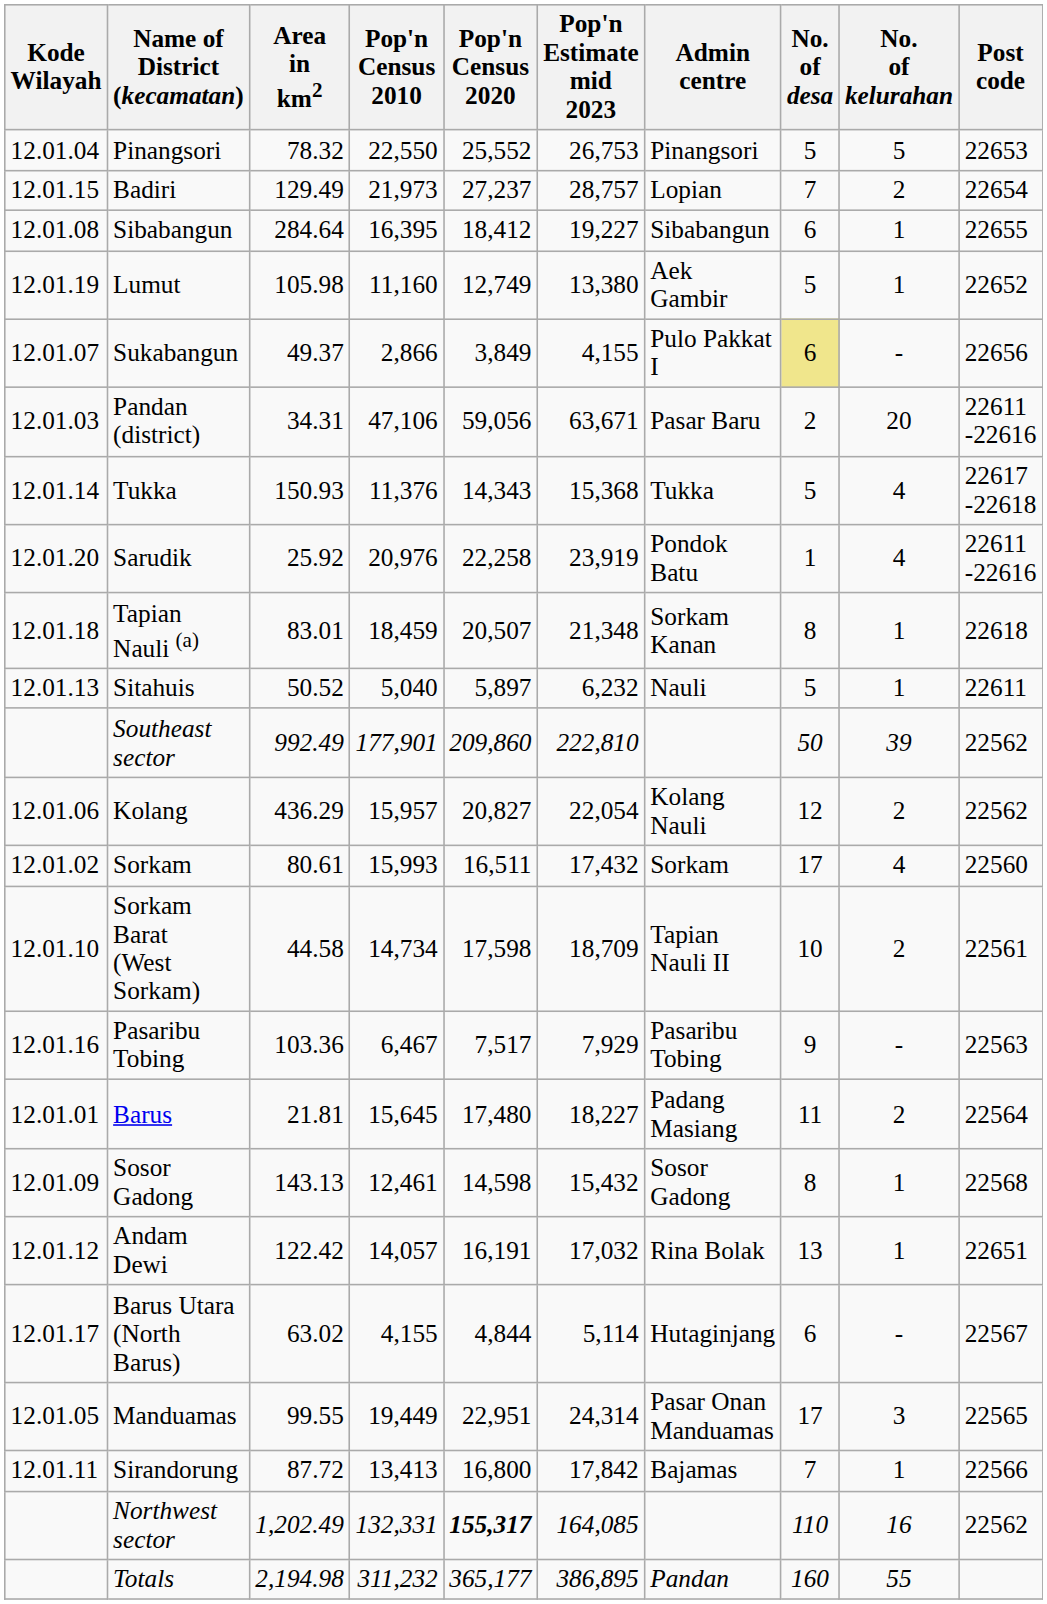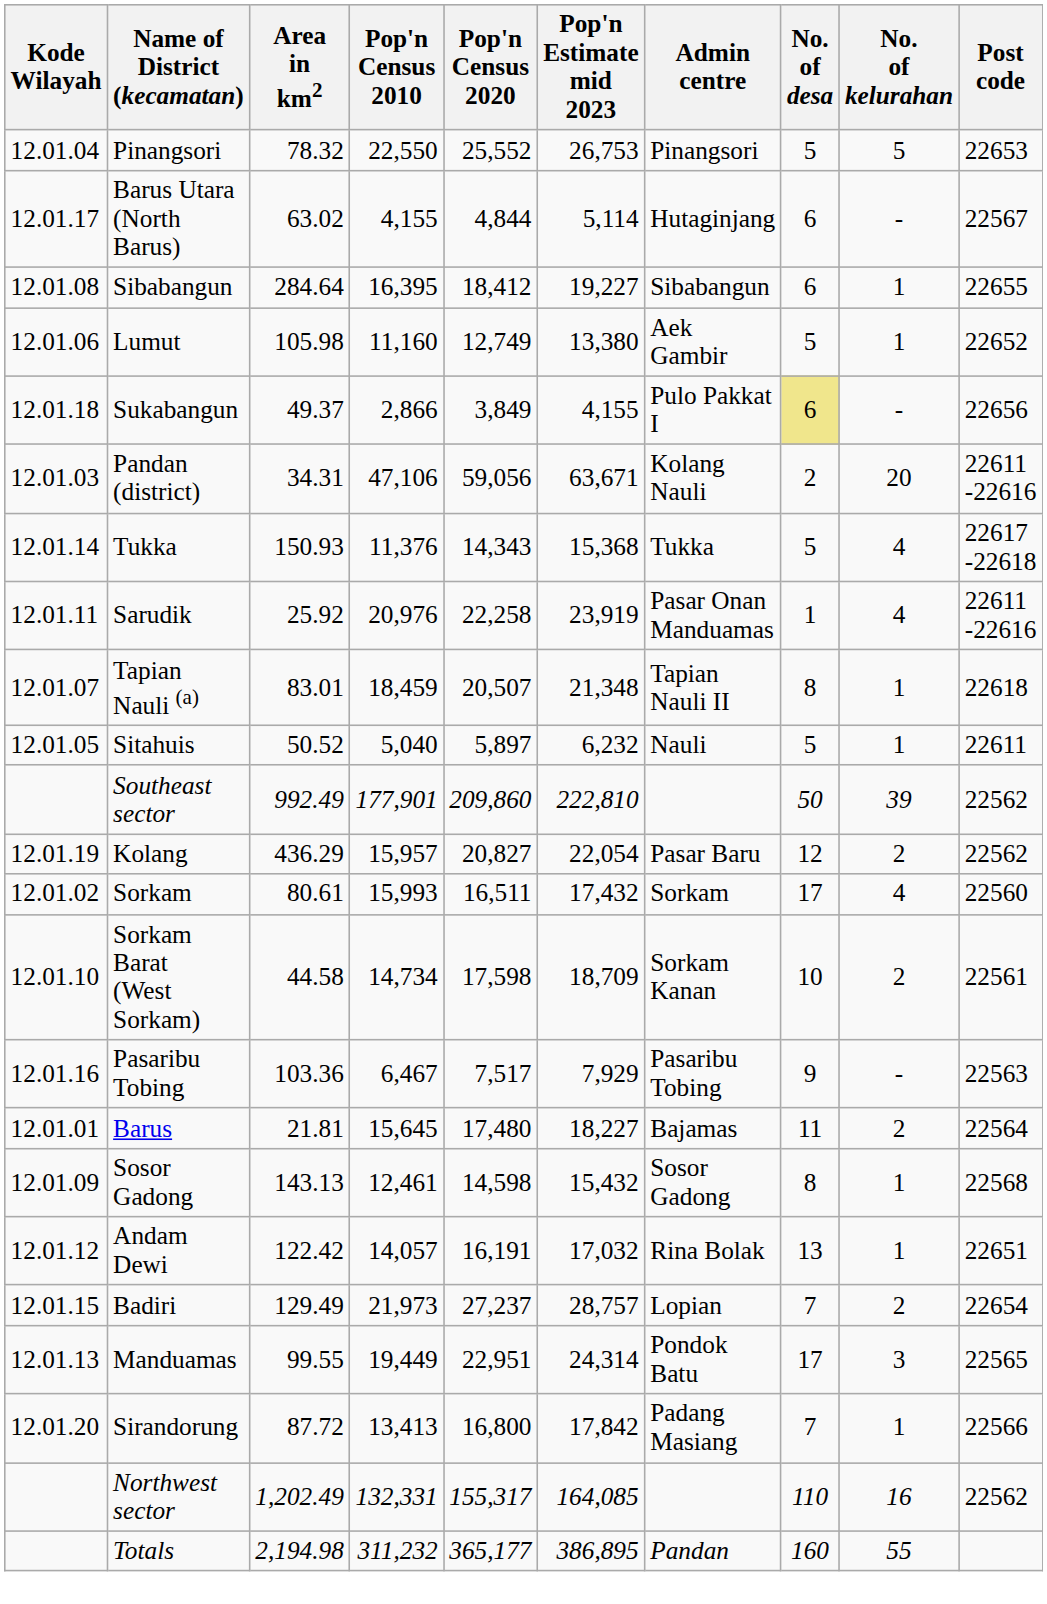rows swapped: (145, 190) <-> (174, 1333)
(55, 284) 12.01.19 -> (55, 341) 12.01.06
(55, 352) 12.01.07 -> (55, 409) 12.01.18
(705, 421) Pasar Baru -> (687, 478) Kolang Nauli
(55, 558) 12.01.20 -> (54, 615) 12.01.11
(689, 558) Pondok Batu -> (712, 615) Pasar Onan Manduamas
(55, 630) 12.01.18 -> (55, 687) 12.01.07
(690, 630) Sorkam Kanan -> (690, 687) Tapian Nauli II
(55, 688) 12.01.13 -> (55, 745) 12.01.05
(55, 811) 12.01.06 -> (55, 853) 12.01.19
(687, 811) Kolang Nauli -> (705, 853) Pasar Baru
(690, 948) Tapian Nauli II -> (690, 976) Sorkam Kanan
(694, 1113) Padang Masiang -> (694, 1127) Bajamas
(55, 1416) 12.01.05 -> (55, 1359) 12.01.13
(712, 1416) Pasar Onan Manduamas -> (689, 1359) Pondok Batu
(54, 1470) 12.01.11 -> (55, 1427) 12.01.20
(694, 1470) Bajamas -> (694, 1427) Padang Masiang
(490, 1524) bold -> (490, 1496) normal
